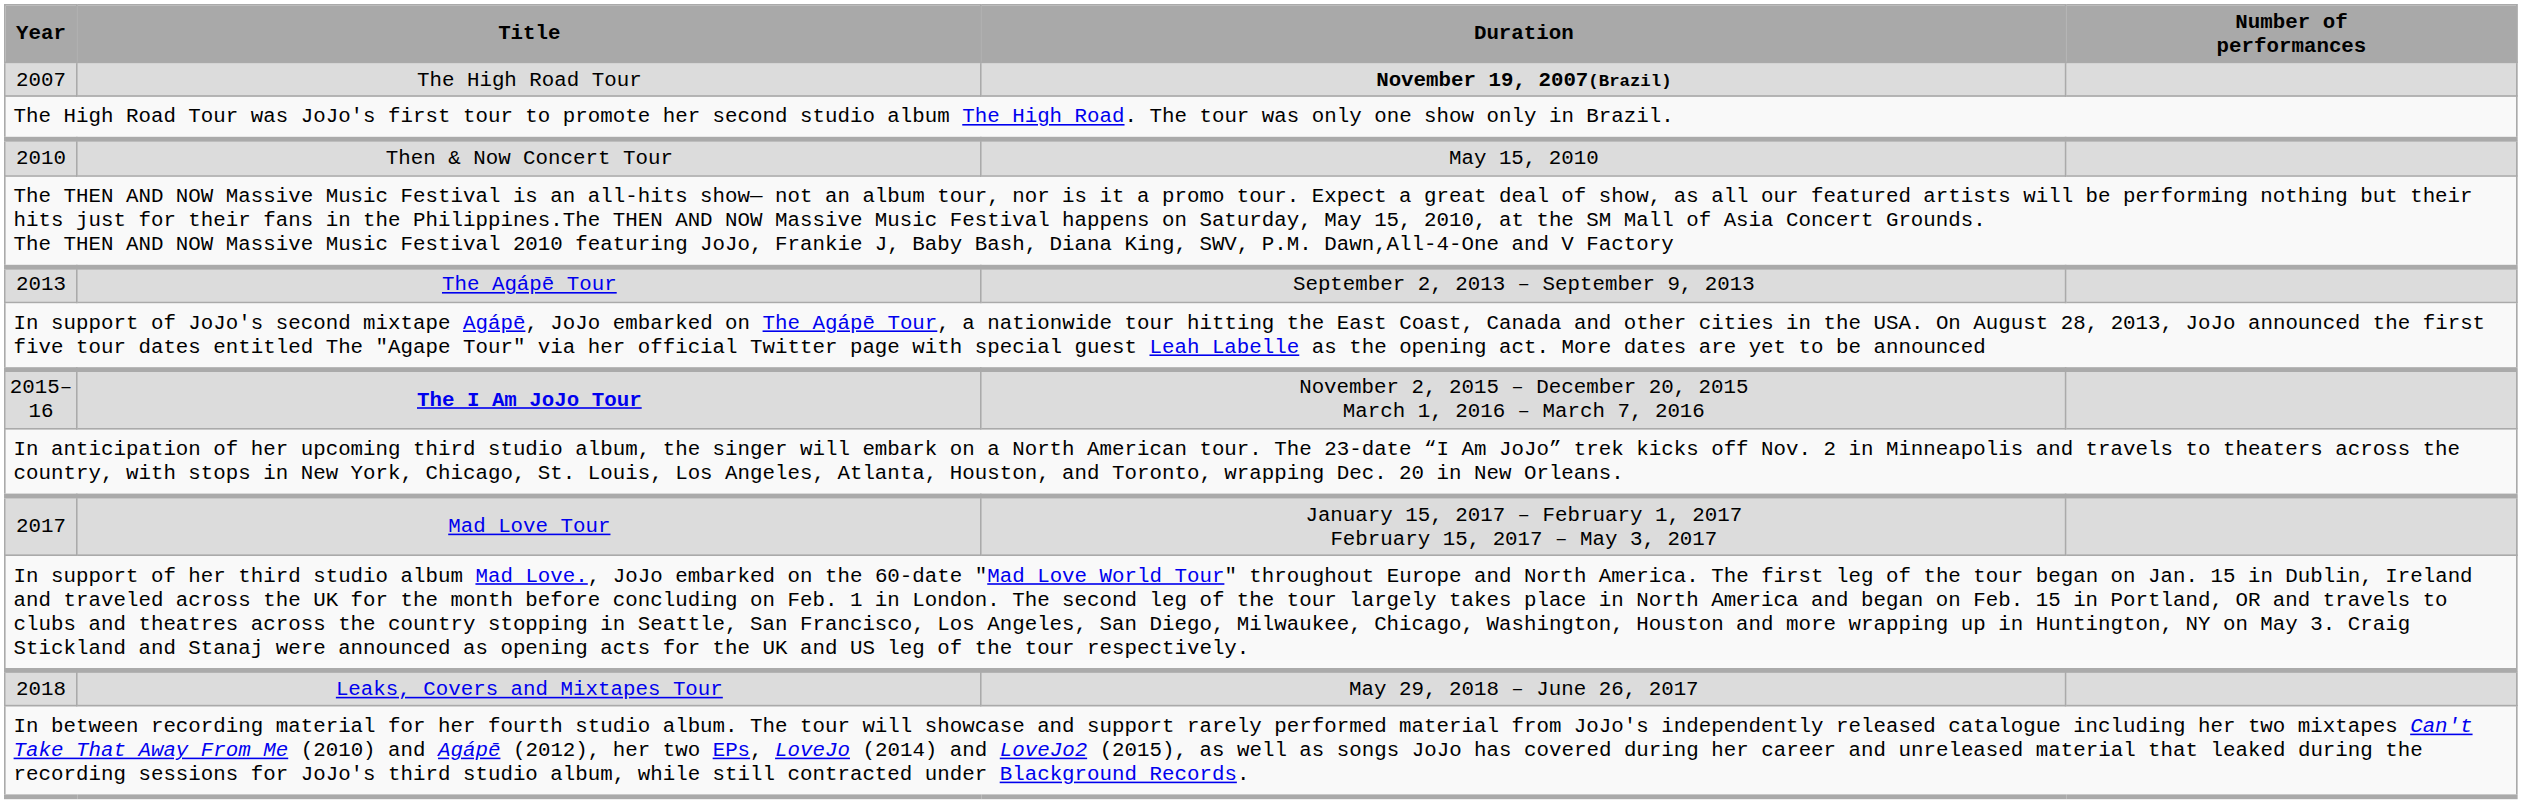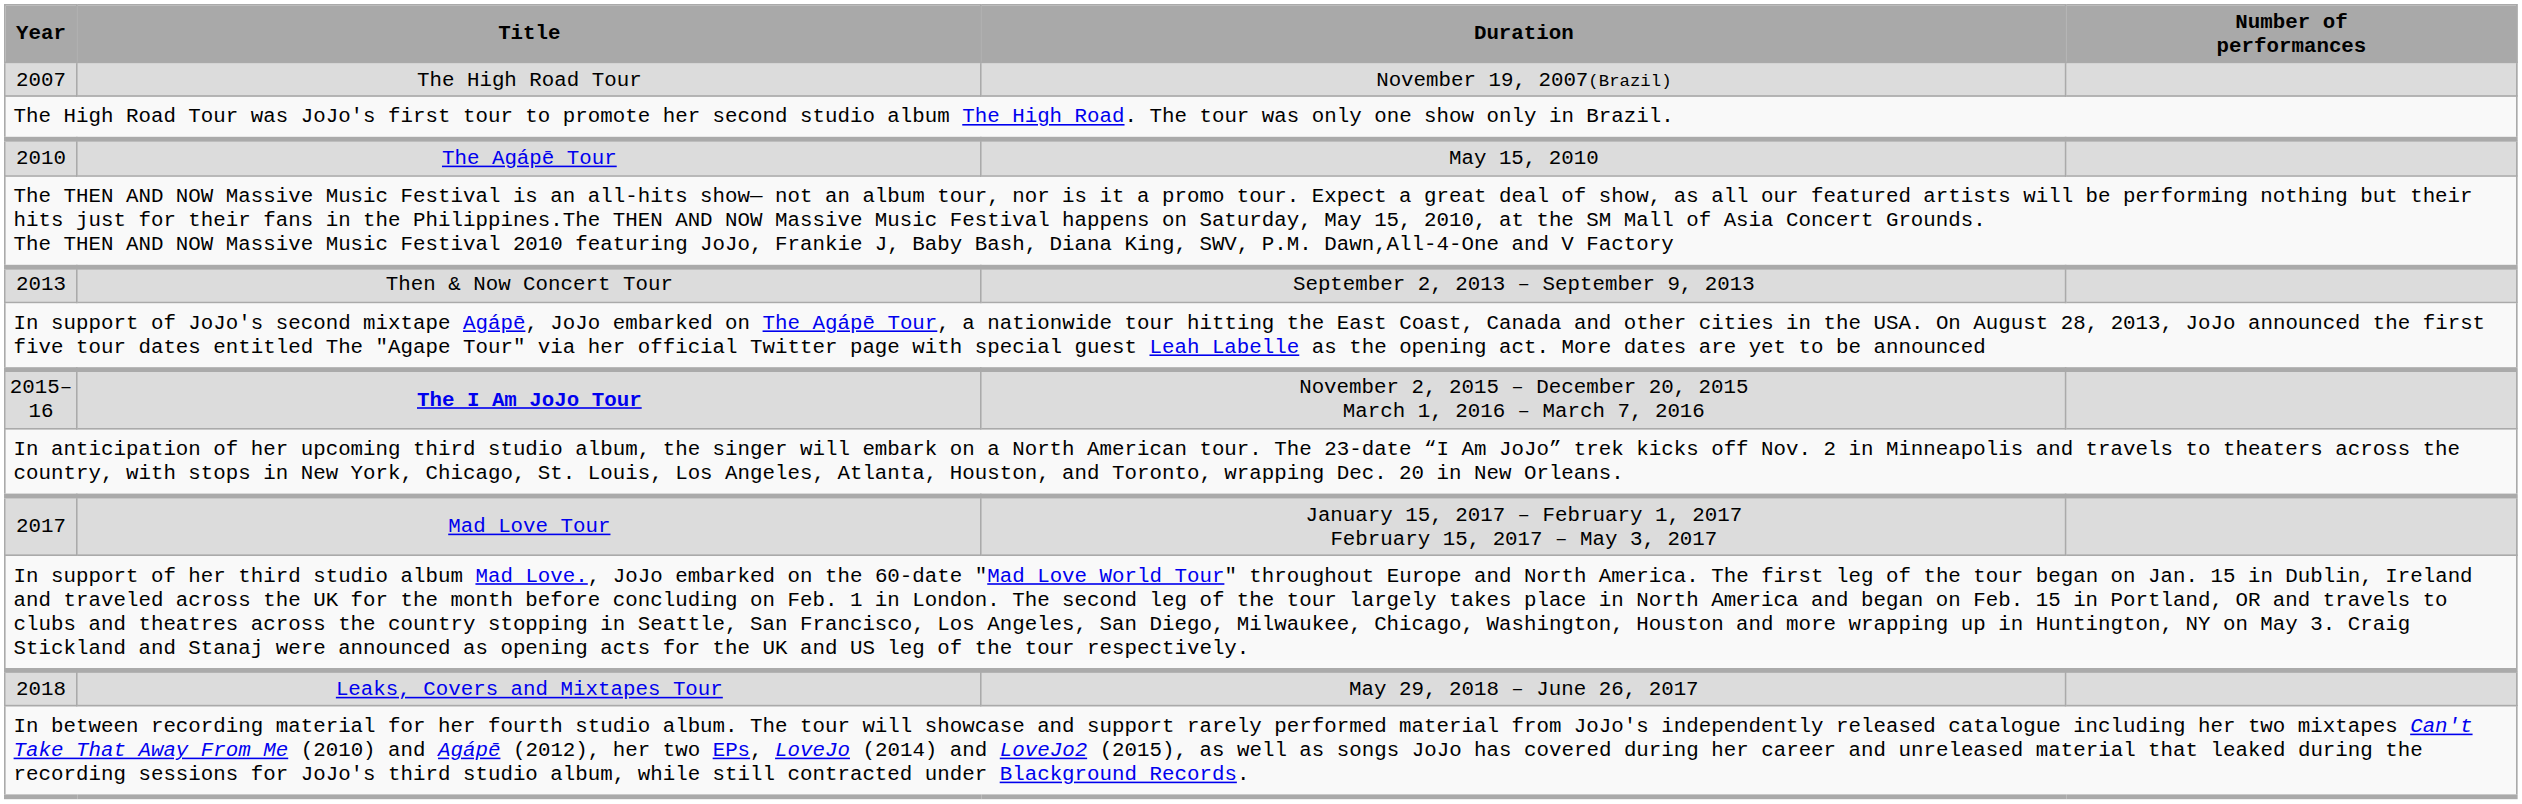(1524, 80) bold -> (1524, 80) normal
(529, 158) Then & Now Concert Tour -> (529, 158) The Agápē Tour
(529, 285) The Agápē Tour -> (529, 285) Then & Now Concert Tour
